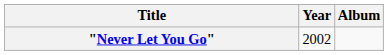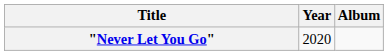(317, 38) 2002 -> (317, 38) 2020
